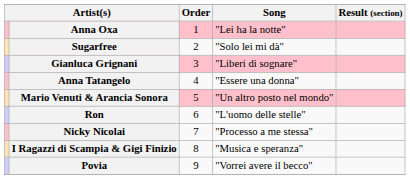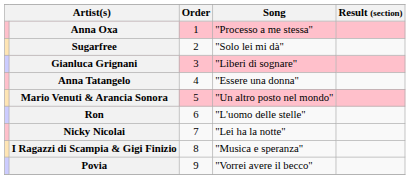(250, 30) "Lei ha la notte" -> (264, 30) "Processo a me stessa"
(264, 132) "Processo a me stessa" -> (250, 132) "Lei ha la notte"
